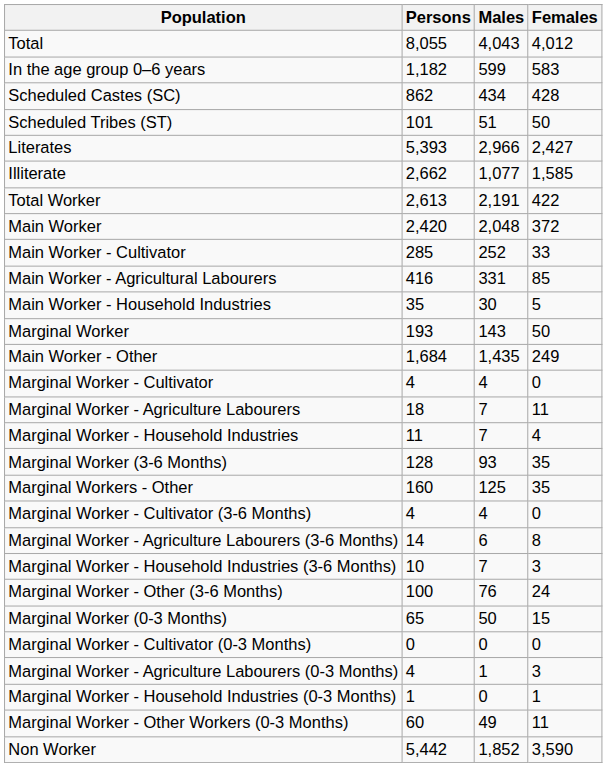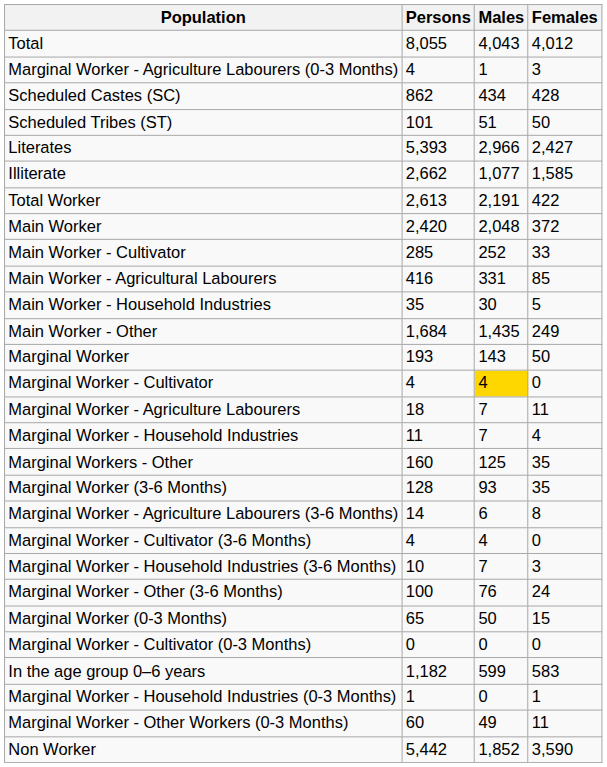rows swapped: (107, 69) <-> (203, 670)
rows swapped: (83, 357) <-> (69, 331)
(483, 383) no background -> (483, 383) gold background
rows swapped: (101, 488) <-> (118, 461)
rows swapped: (160, 514) <-> (203, 540)
